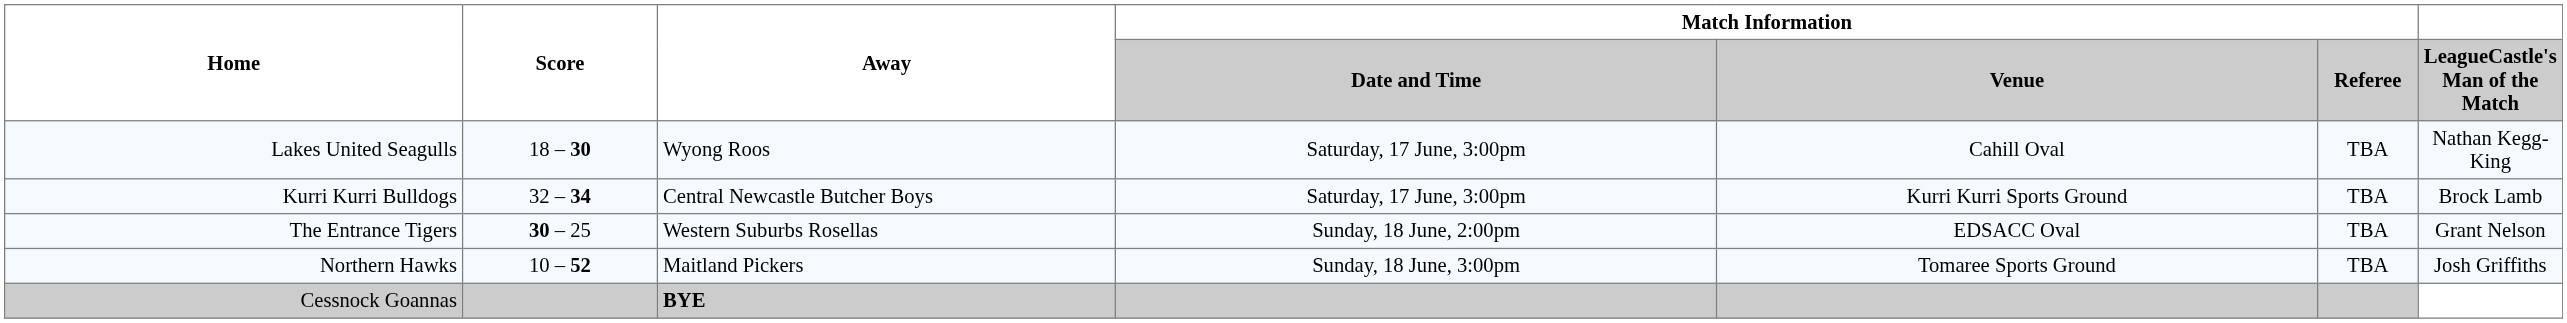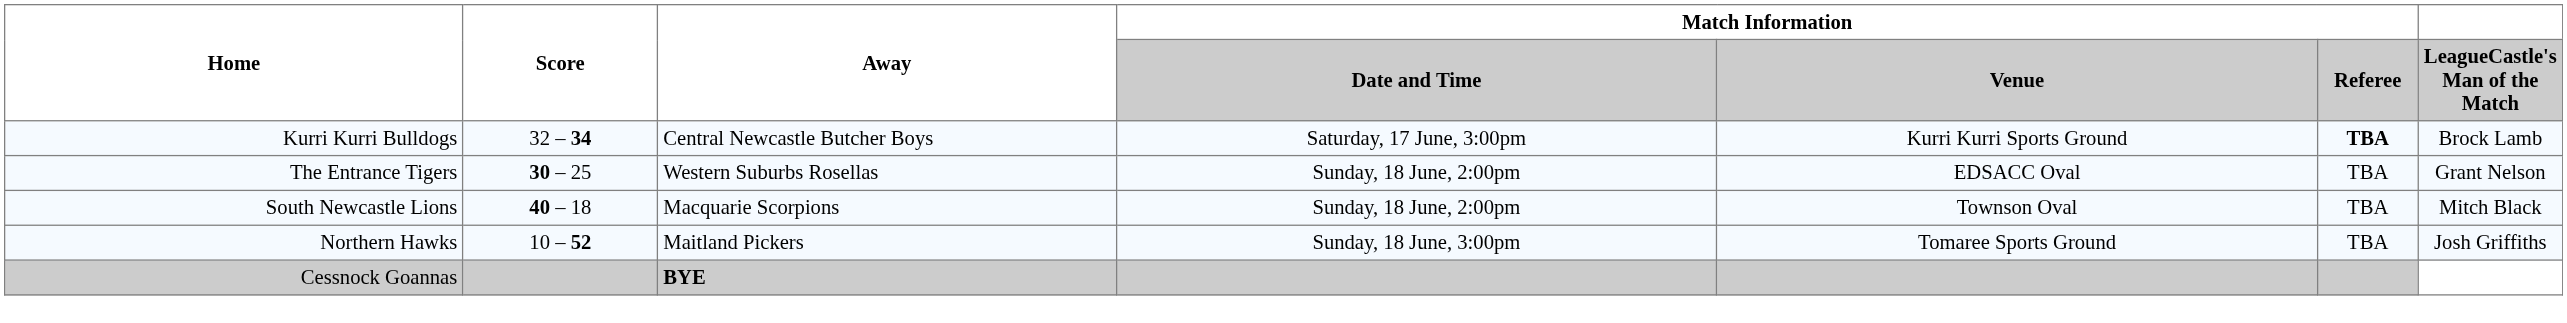- row: (364, 149)
(2368, 196) normal -> (2368, 138) bold
+ row: (362, 207)
